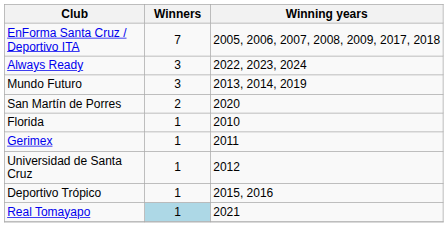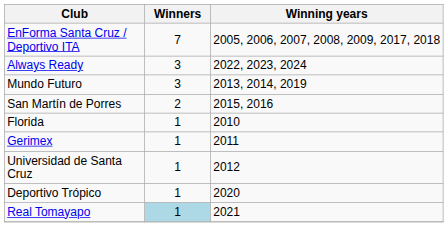(227, 103) 2020 -> (243, 103) 2015, 2016
(243, 193) 2015, 2016 -> (227, 193) 2020
